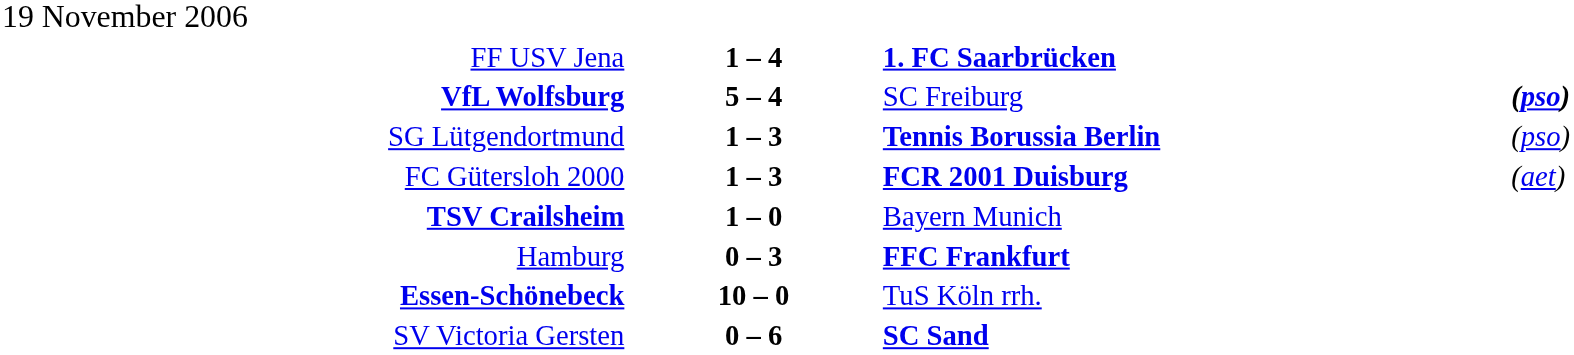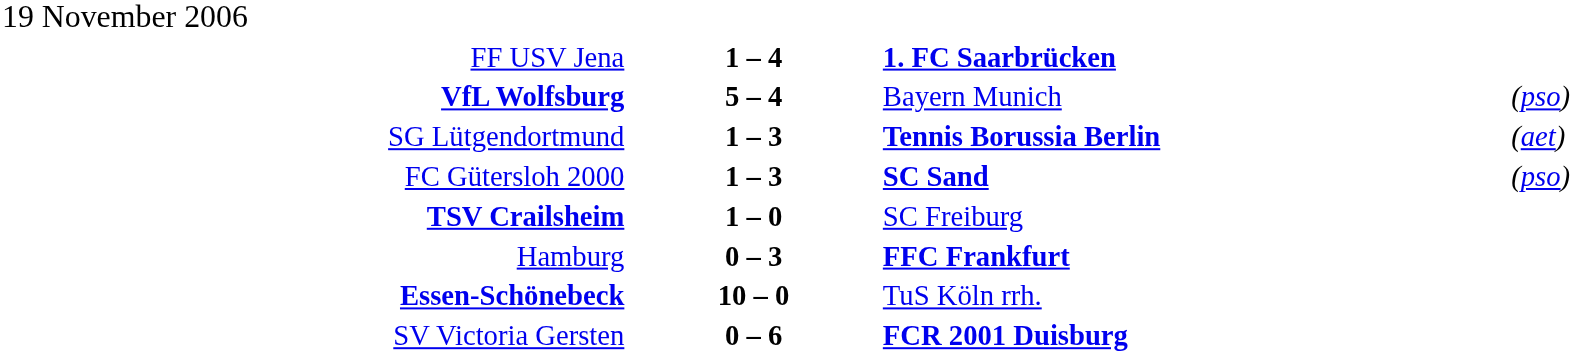(953, 96) SC Freiburg -> (972, 96) Bayern Munich
(1541, 96) bold -> (1541, 96) normal
(1541, 136) (pso) -> (1538, 136) (aet)
(1005, 176) FCR 2001 Duisburg -> (936, 176) SC Sand
(1538, 176) (aet) -> (1541, 176) (pso)
(972, 216) Bayern Munich -> (953, 216) SC Freiburg
(936, 335) SC Sand -> (1005, 335) FCR 2001 Duisburg
